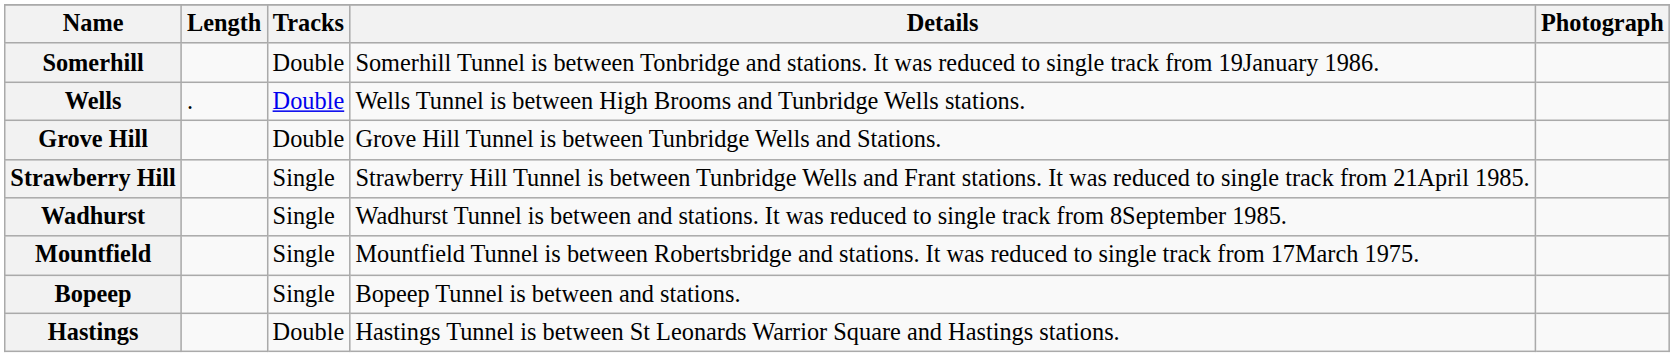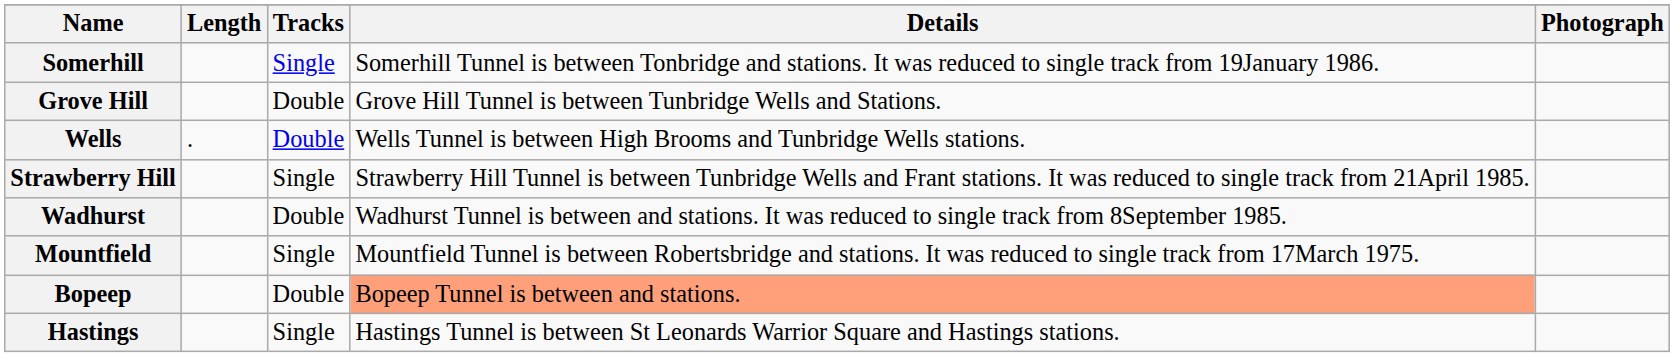(308, 62) Double -> (304, 62) Single
rows swapped: (93, 100) <-> (93, 139)
(304, 216) Single -> (308, 216) Double
(304, 293) Single -> (308, 293) Double
(548, 293) no background -> (548, 293) lightsalmon background
(308, 332) Double -> (304, 332) Single
